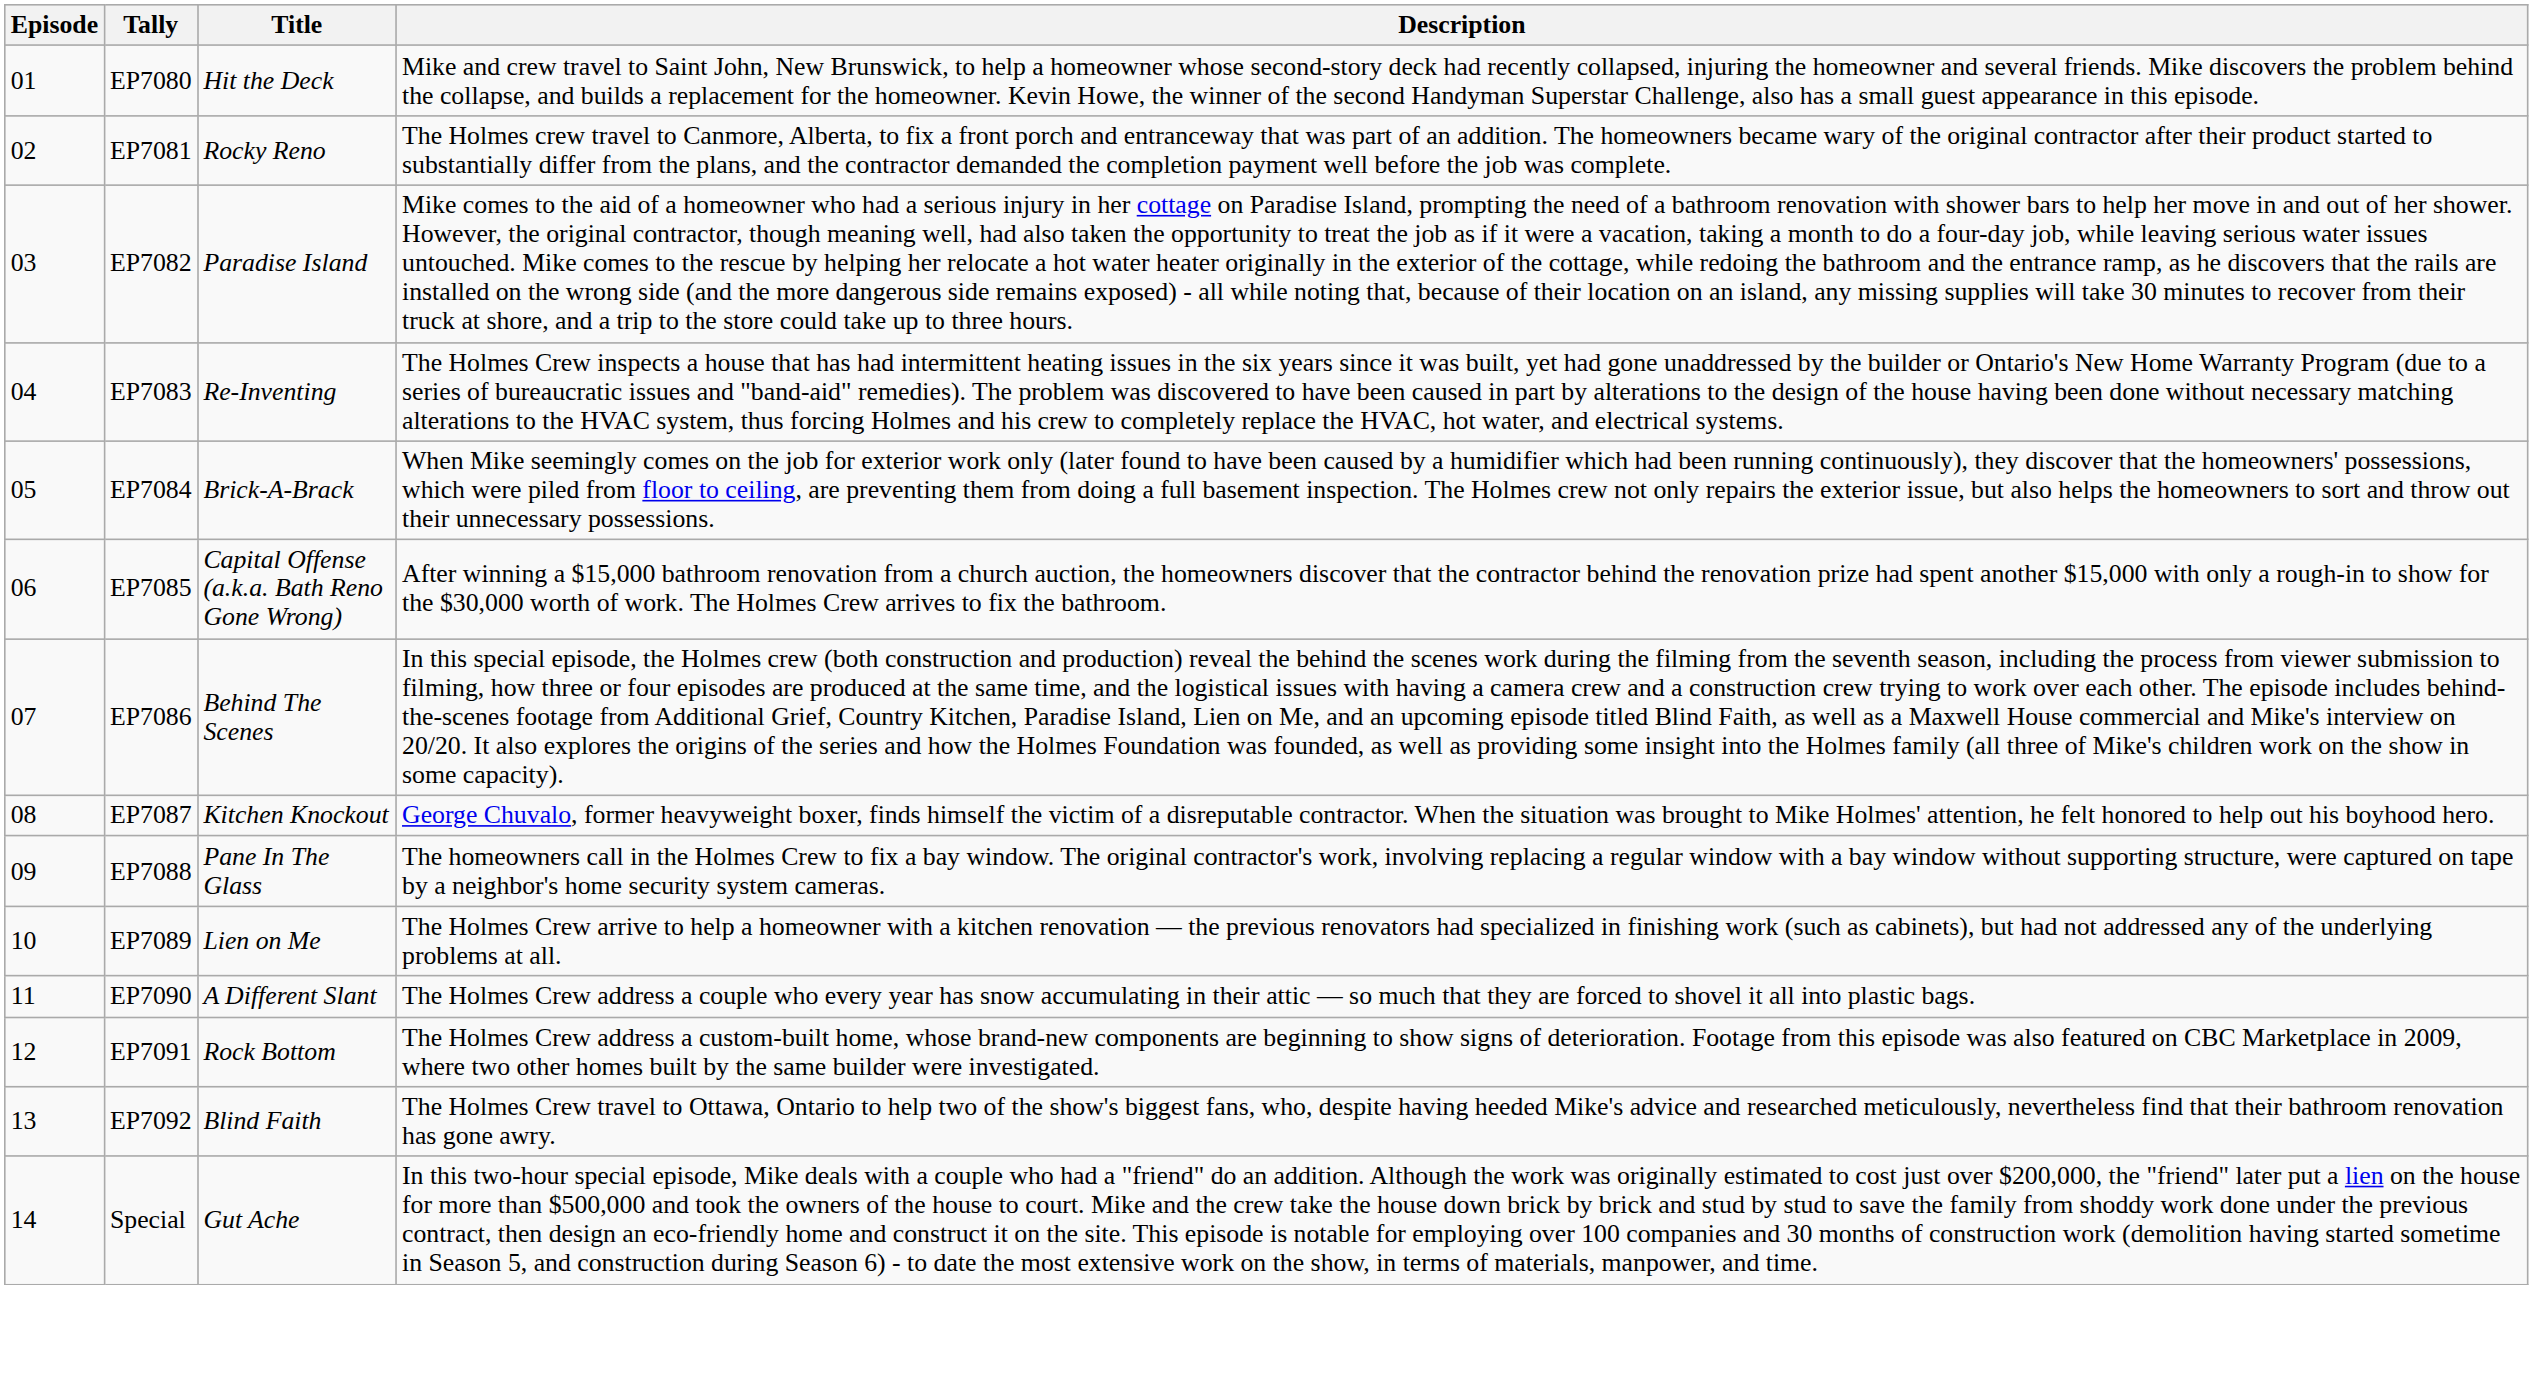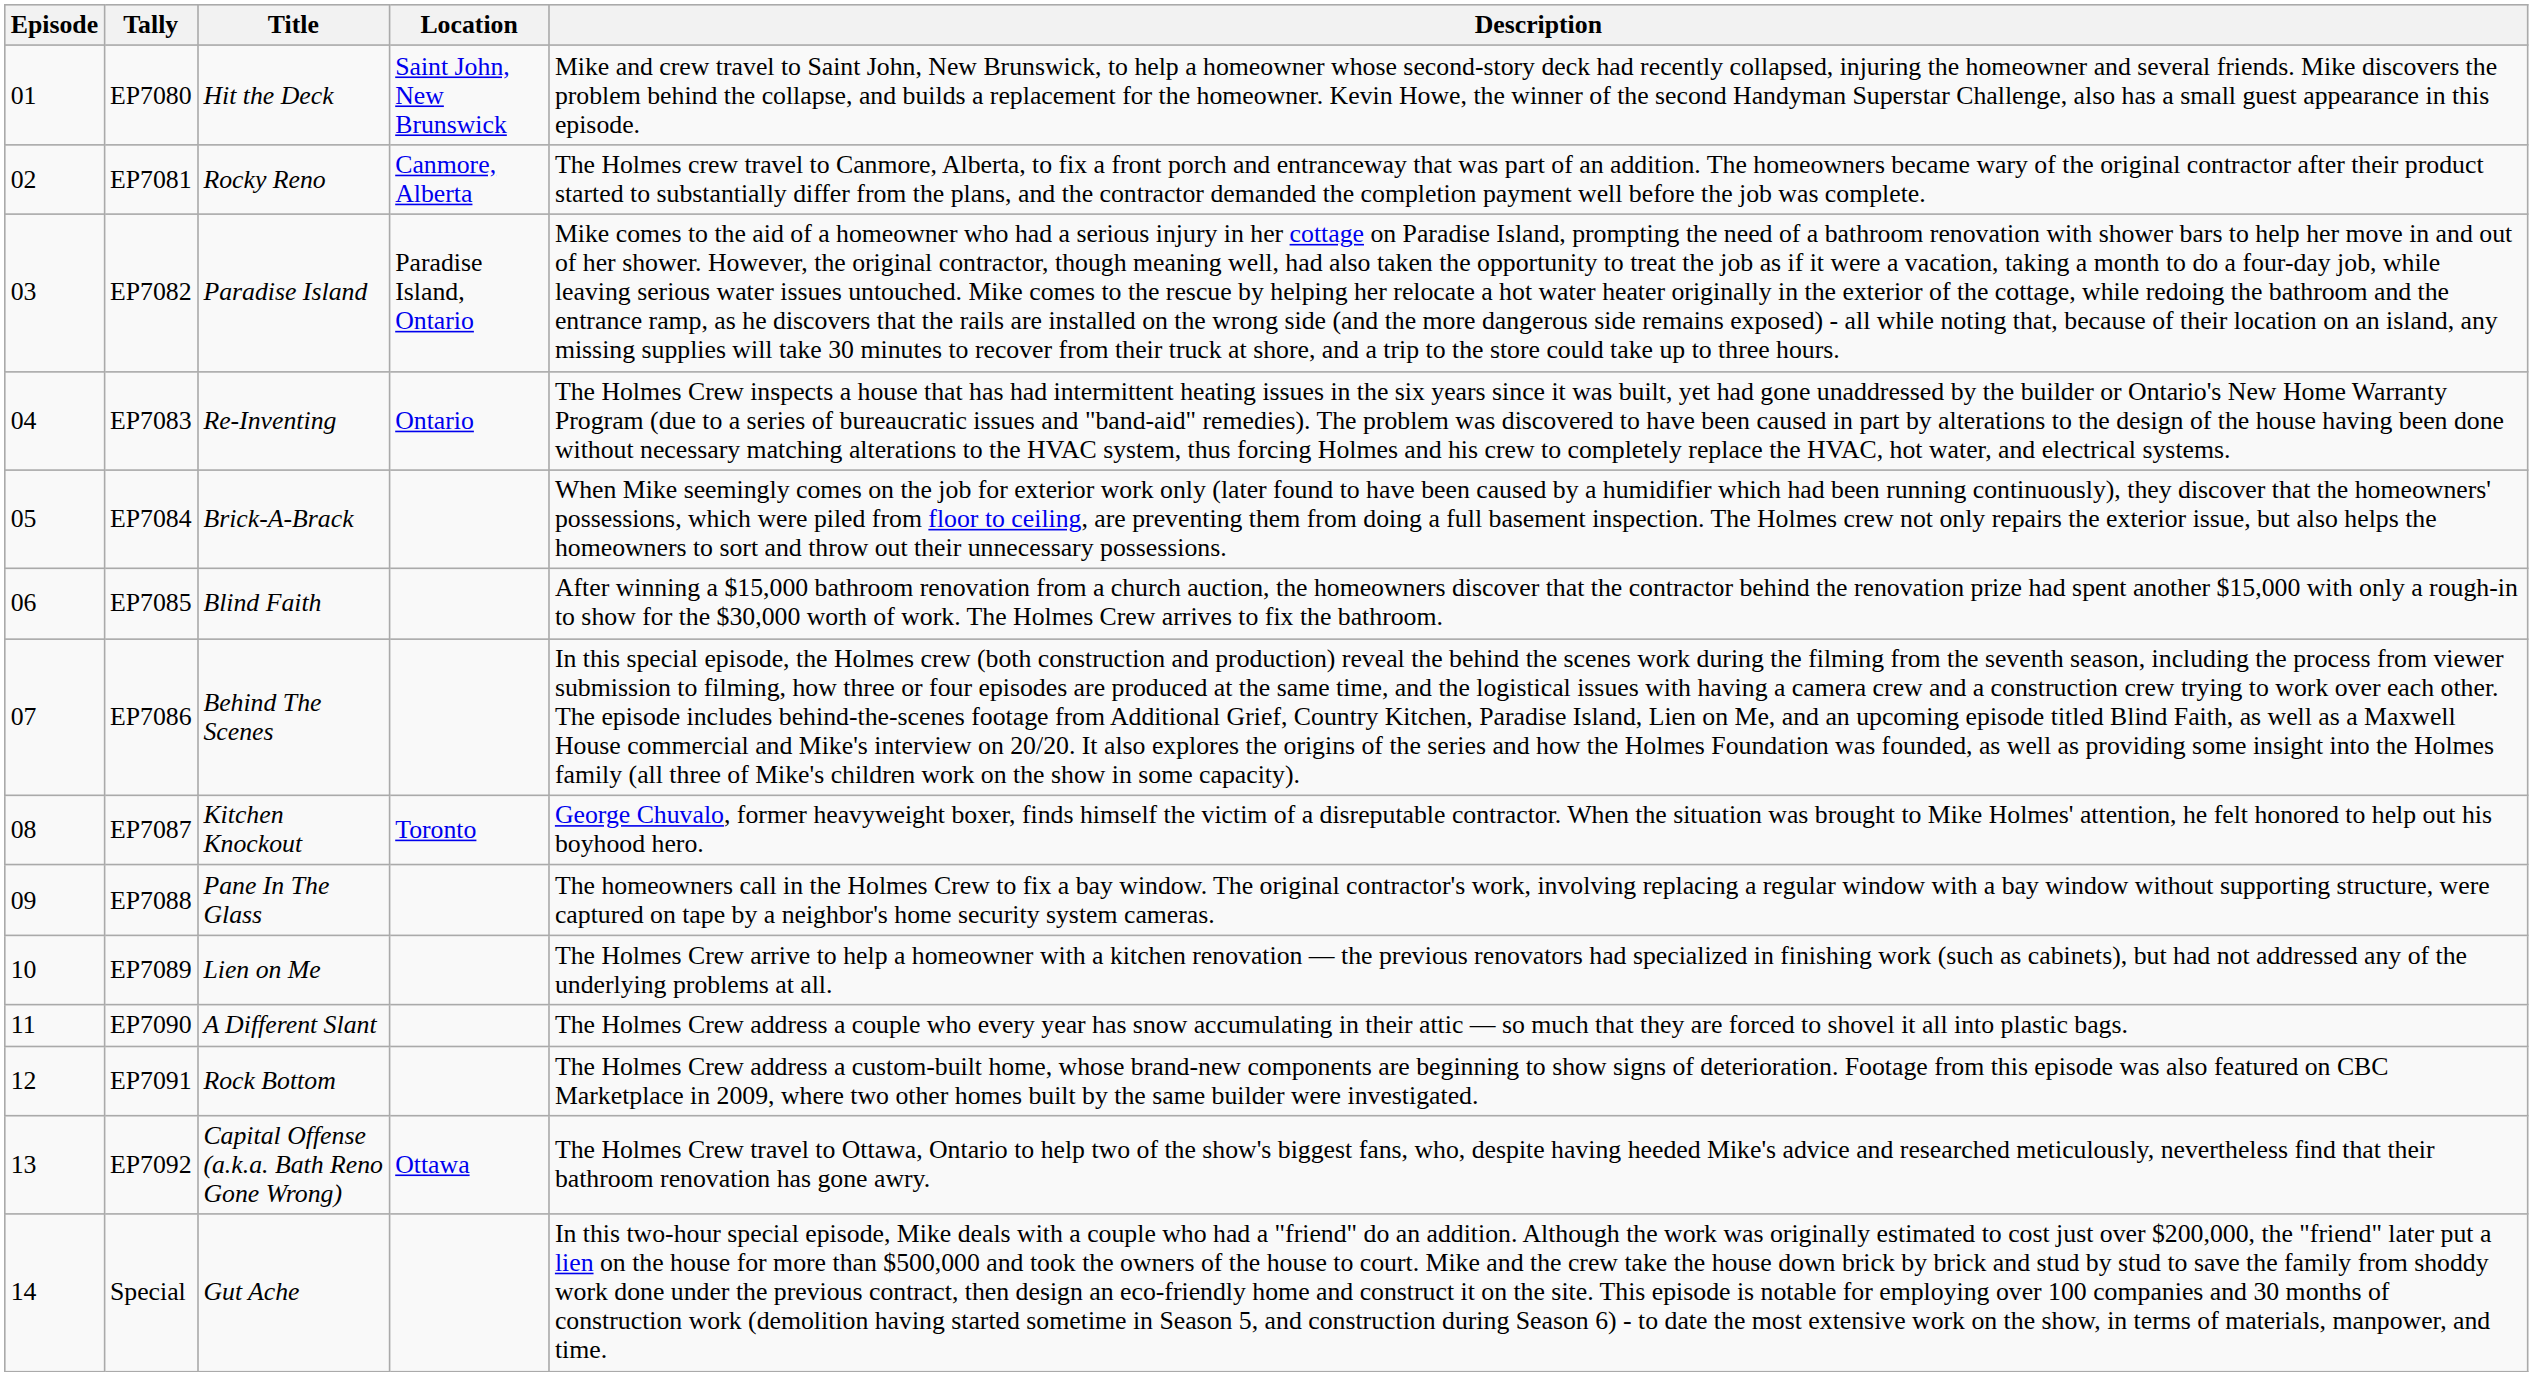+ column: (469, 24)
(293, 588) Capital Offense (a.k.a. Bath Reno Gone Wrong) -> (262, 603) Blind Faith
(262, 1121) Blind Faith -> (293, 1164) Capital Offense (a.k.a. Bath Reno Gone Wrong)
